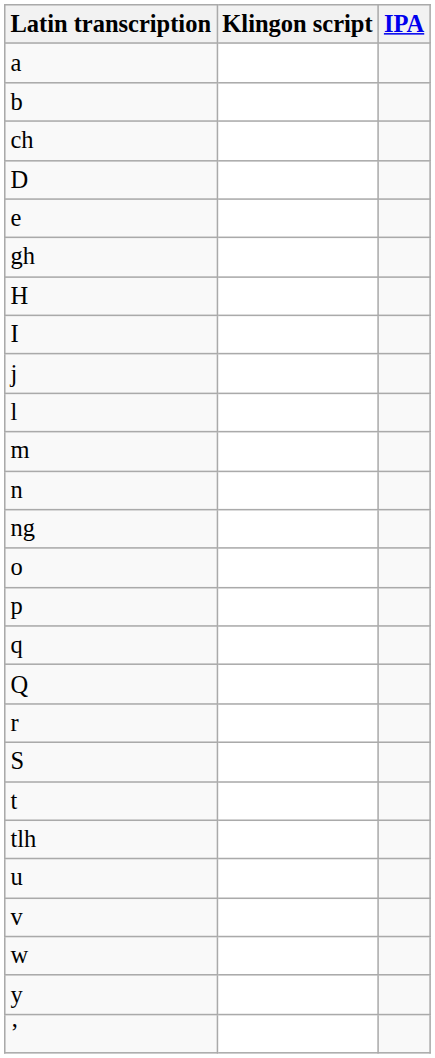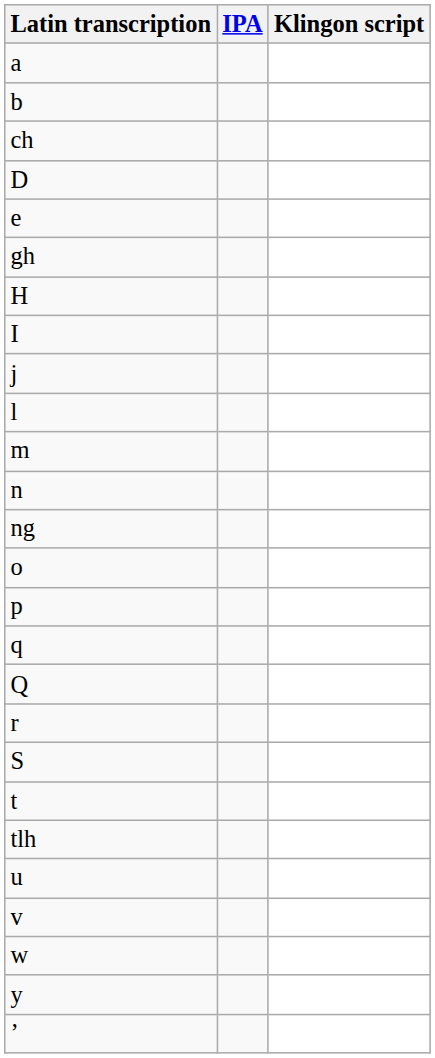columns swapped: (297, 23) <-> (404, 23)
